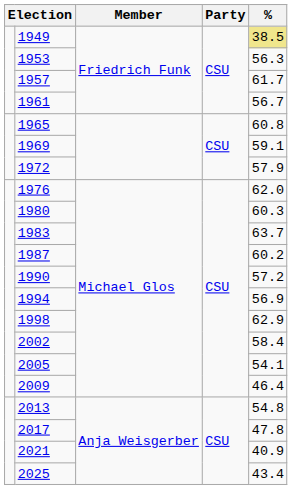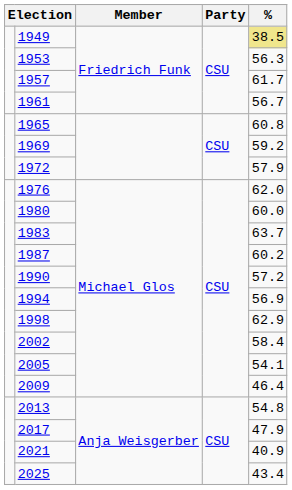(268, 146) 59.1 -> (268, 146) 59.2
(268, 212) 60.3 -> (268, 212) 60.0
(268, 430) 47.8 -> (268, 430) 47.9
